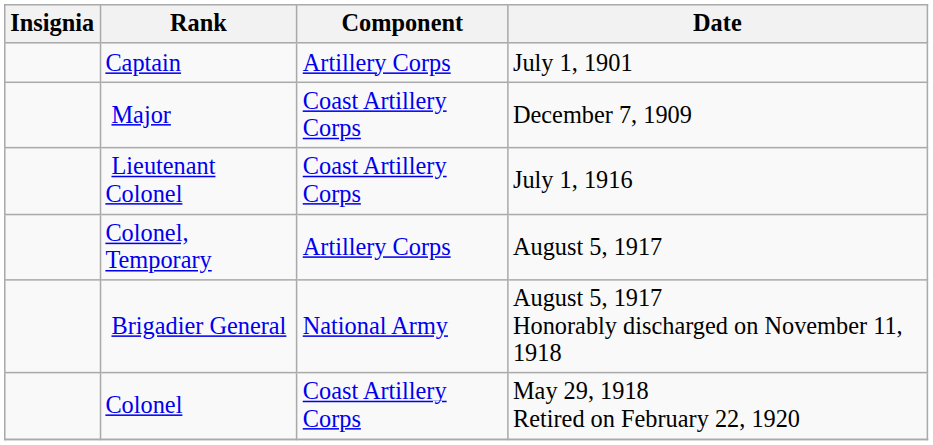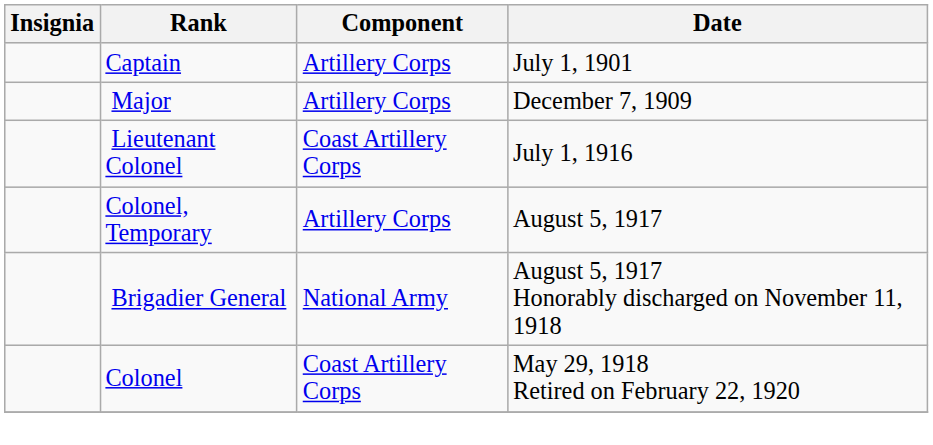(375, 114) Coast Artillery Corps -> (377, 100) Artillery Corps
